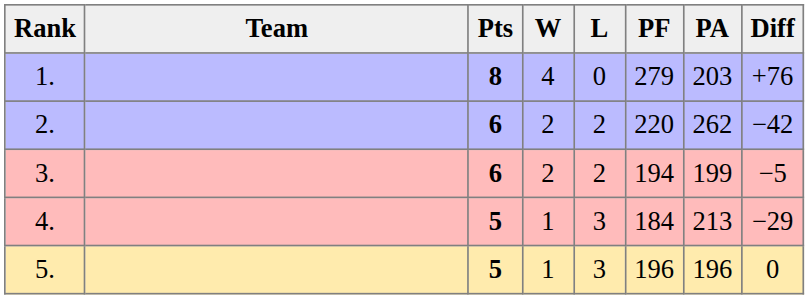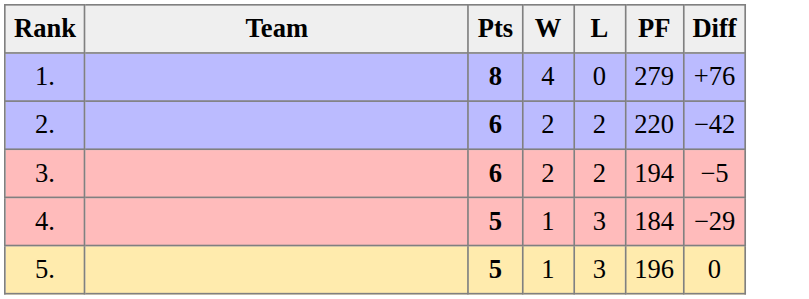- column: (712, 28)
